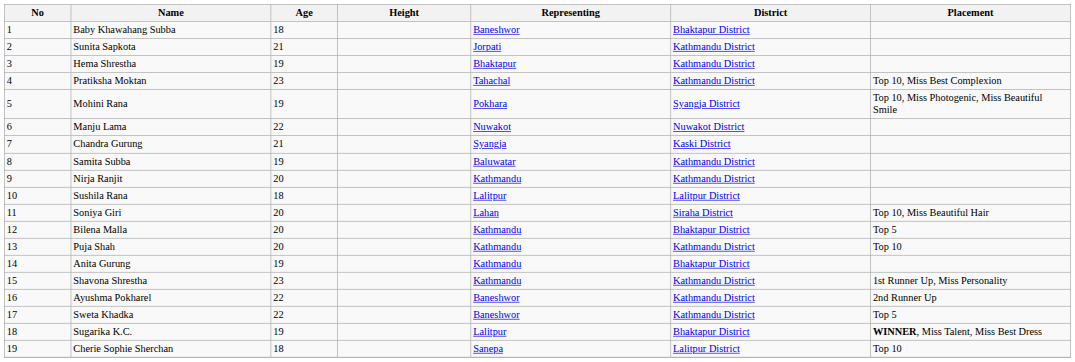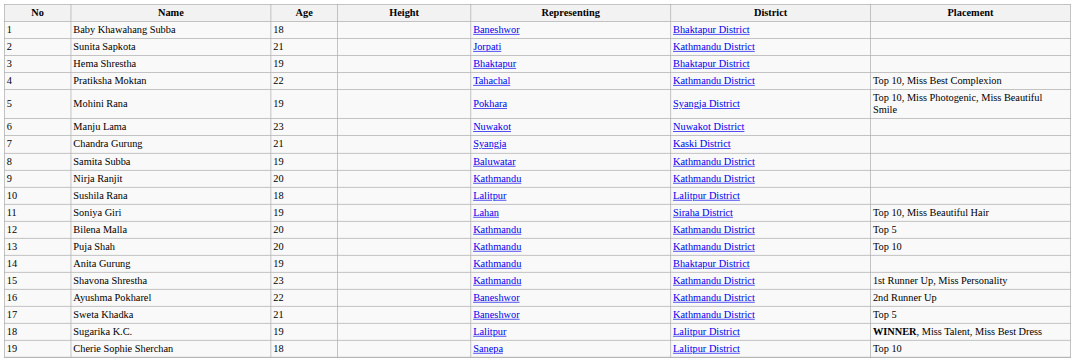(714, 64) Kathmandu District -> (711, 64) Bhaktapur District
(278, 81) 23 -> (278, 81) 22
(278, 127) 22 -> (278, 127) 23
(278, 212) 20 -> (278, 212) 19
(711, 229) Bhaktapur District -> (714, 229) Kathmandu District
(278, 315) 22 -> (278, 315) 21
(711, 332) Bhaktapur District -> (706, 332) Lalitpur District
